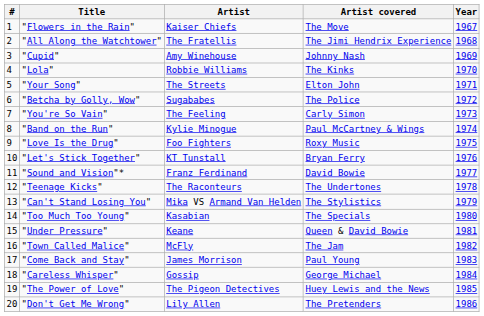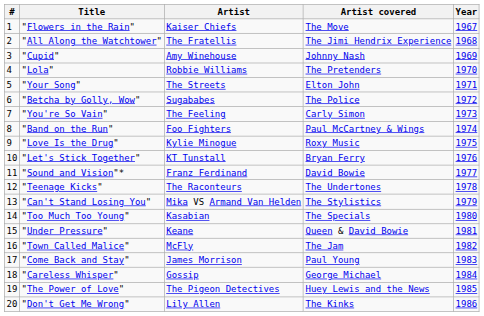(330, 70) The Kinks -> (343, 70) The Pretenders
(201, 129) Kylie Minogue -> (199, 129) Foo Fighters
(199, 143) Foo Fighters -> (201, 143) Kylie Minogue
(343, 304) The Pretenders -> (330, 304) The Kinks
